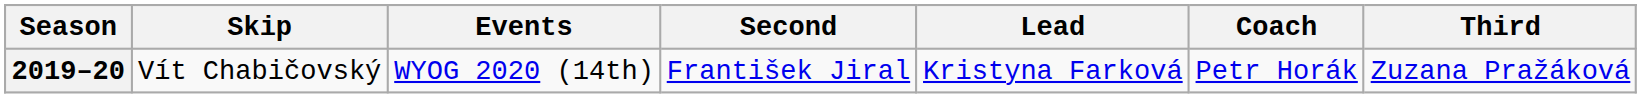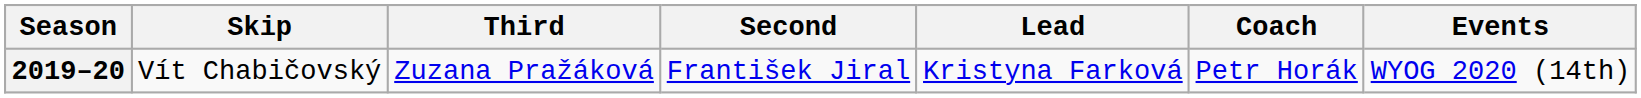columns swapped: (1501, 27) <-> (524, 27)
